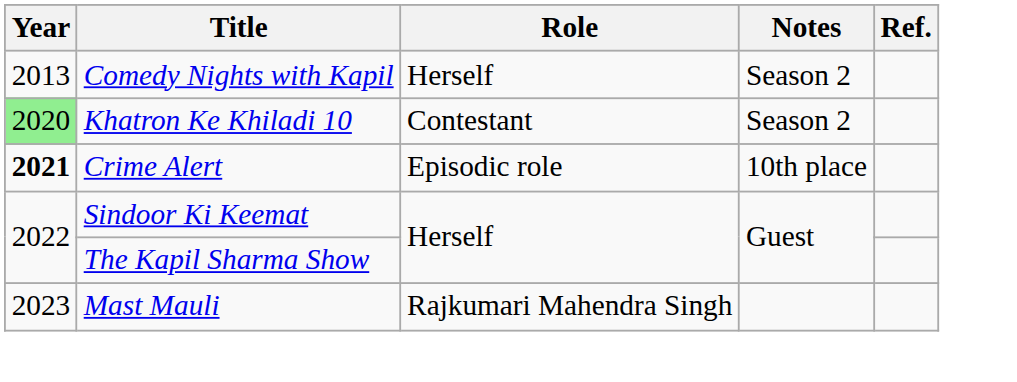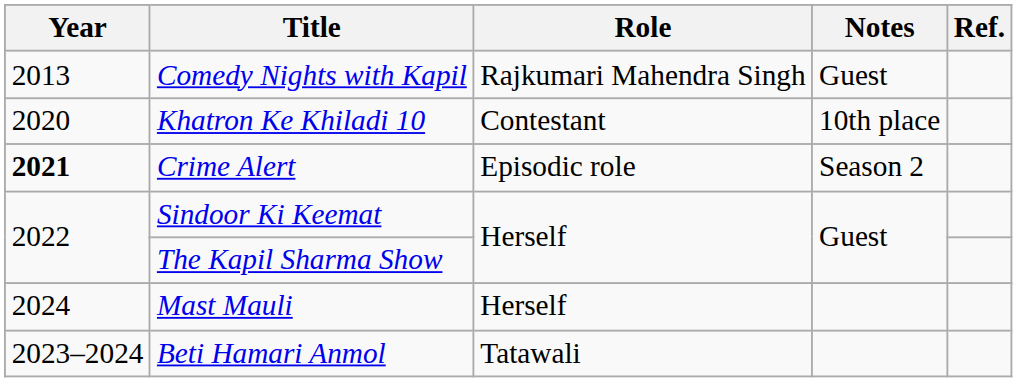(450, 74) Herself -> (643, 74) Rajkumari Mahendra Singh
(798, 74) Season 2 -> (853, 74) Guest
(41, 120) lightgreen background -> (41, 120) no background
(798, 120) Season 2 -> (880, 120) 10th place
(806, 167) 10th place -> (872, 167) Season 2
(41, 306) 2023 -> (41, 306) 2024
(570, 306) Rajkumari Mahendra Singh -> (523, 306) Herself
+ row: (271, 352)
